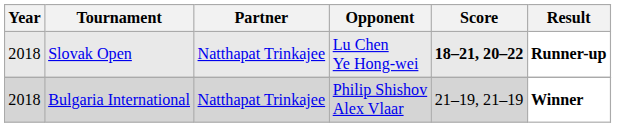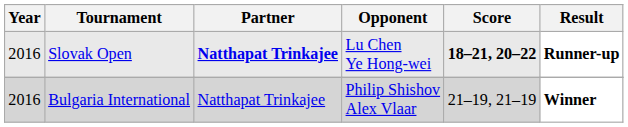(24, 54) 2018 -> (24, 54) 2016
(261, 54) normal -> (268, 54) bold
(24, 99) 2018 -> (24, 99) 2016
